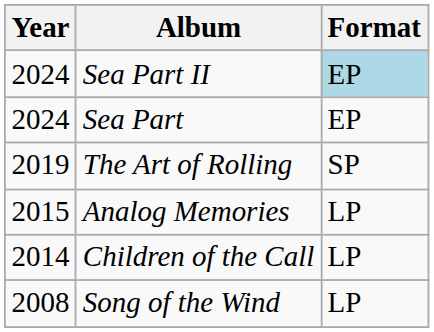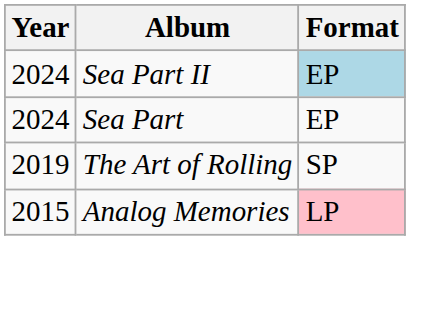(345, 211) no background -> (323, 211) pink background
- row: (199, 257)
- row: (181, 303)
